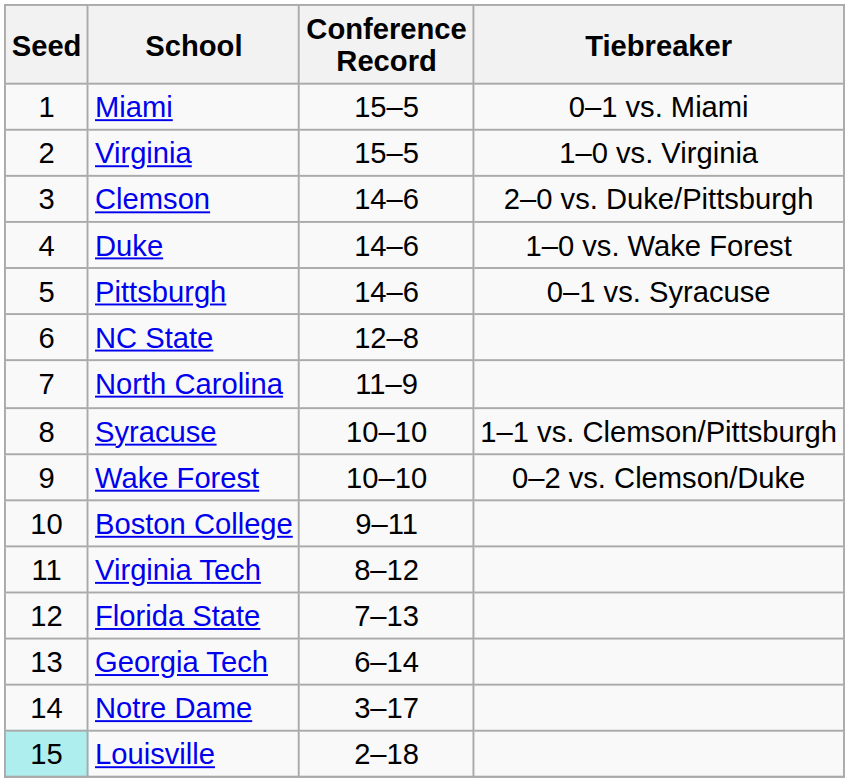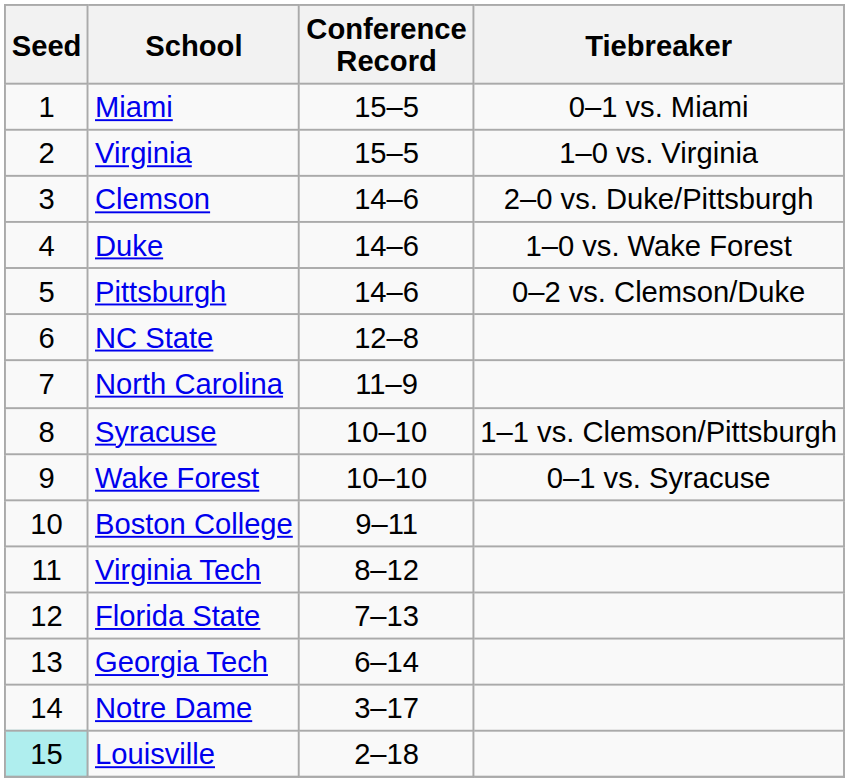(659, 292) 0–1 vs. Syracuse -> (659, 292) 0–2 vs. Clemson/Duke
(659, 477) 0–2 vs. Clemson/Duke -> (659, 477) 0–1 vs. Syracuse
